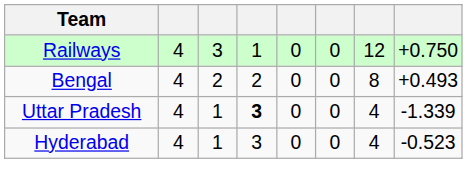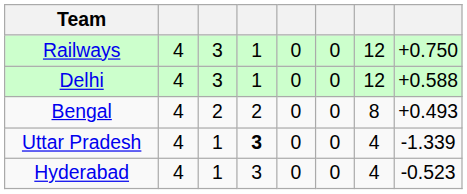+ row: (82, 81)
